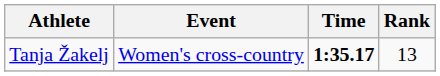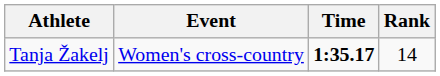(407, 54) 13 -> (407, 54) 14
